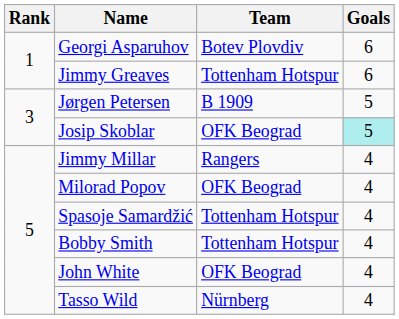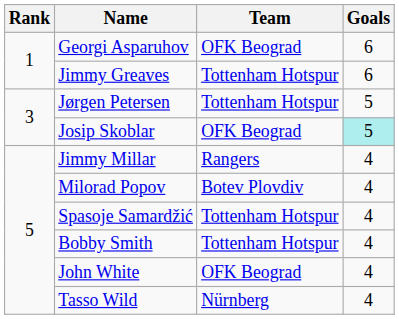(252, 46) Botev Plovdiv -> (251, 46) OFK Beograd
(227, 103) B 1909 -> (270, 103) Tottenham Hotspur
(251, 187) OFK Beograd -> (252, 187) Botev Plovdiv
